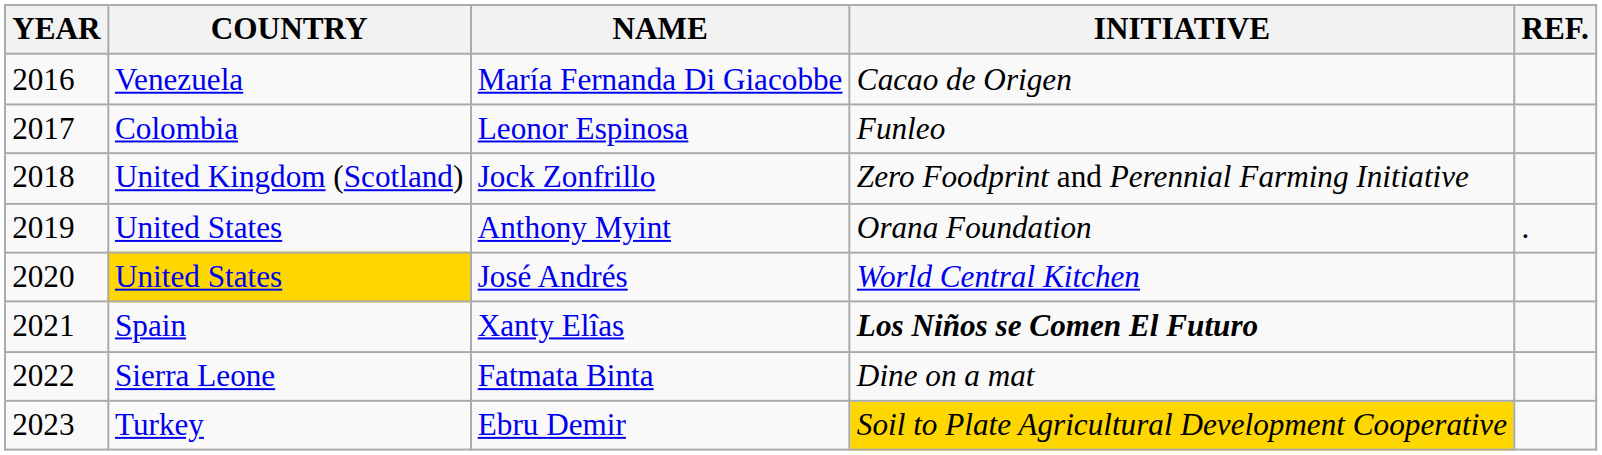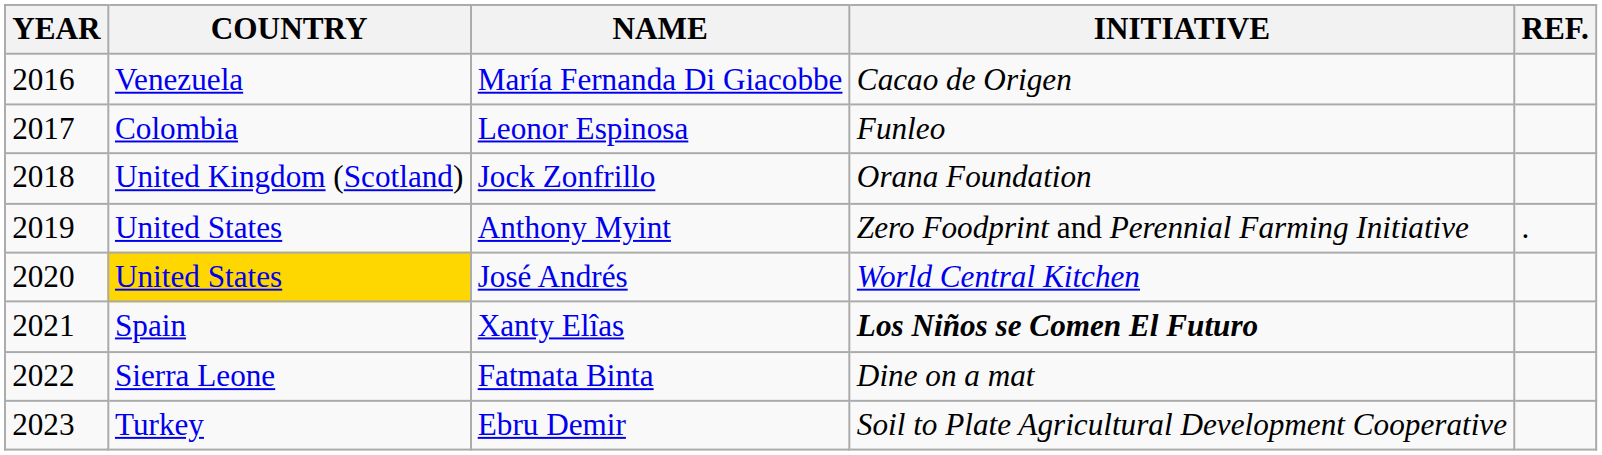(1163, 177) Zero Foodprint and Perennial Farming Initiative -> (974, 177) Orana Foundation
(974, 227) Orana Foundation -> (1163, 227) Zero Foodprint and Perennial Farming Initiative
(1182, 425) gold background -> (1182, 425) no background
